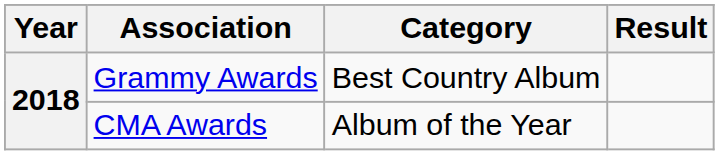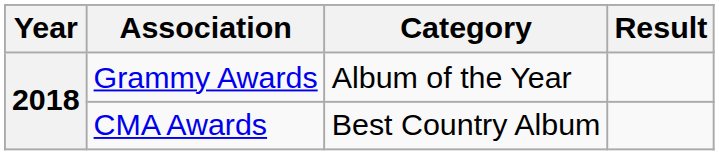(466, 76) Best Country Album -> (452, 76) Album of the Year
(452, 125) Album of the Year -> (466, 125) Best Country Album
